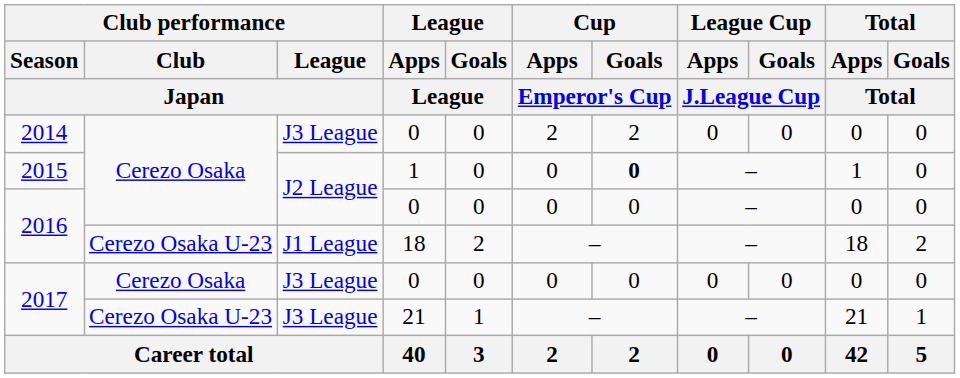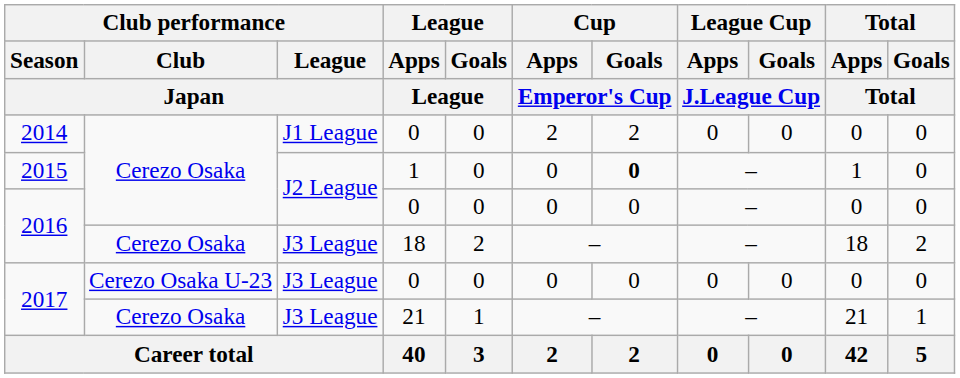(330, 133) J3 League -> (330, 133) J1 League
(181, 243) Cerezo Osaka U-23 -> (181, 243) Cerezo Osaka
(330, 243) J1 League -> (330, 243) J3 League
(181, 280) Cerezo Osaka -> (181, 280) Cerezo Osaka U-23
(181, 317) Cerezo Osaka U-23 -> (181, 317) Cerezo Osaka
